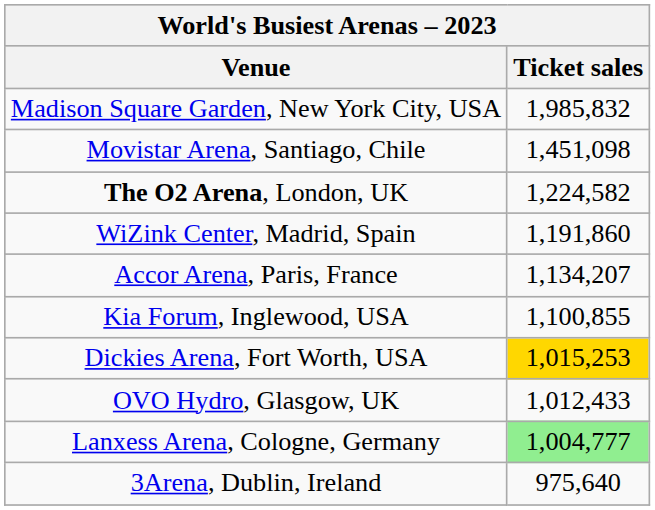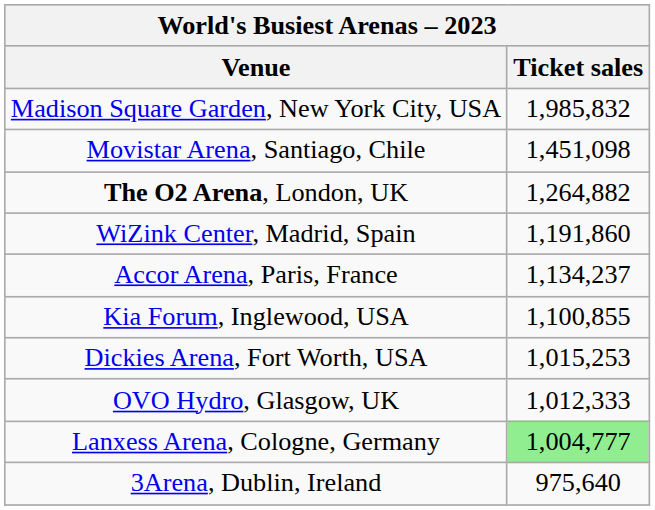(578, 191) 1,224,582 -> (578, 191) 1,264,882
(578, 274) 1,134,207 -> (578, 274) 1,134,237
(578, 358) gold background -> (578, 358) no background
(578, 399) 1,012,433 -> (578, 399) 1,012,333
